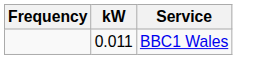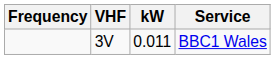+ column: (110, 16)
